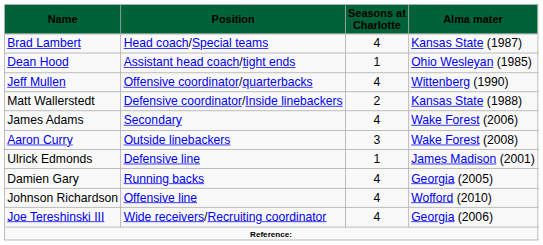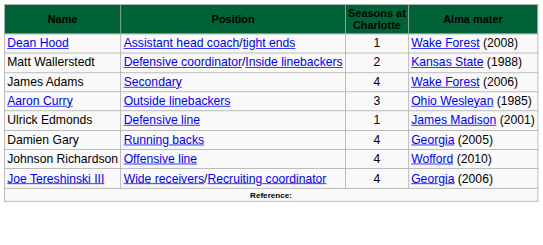- row: (44, 43)
(472, 62) Ohio Wesleyan (1985) -> (465, 43) Wake Forest (2008)
- row: (36, 82)
(465, 140) Wake Forest (2008) -> (472, 101) Ohio Wesleyan (1985)
